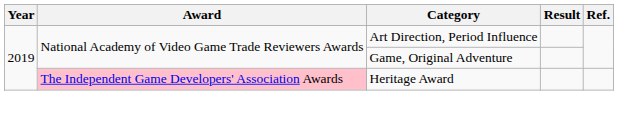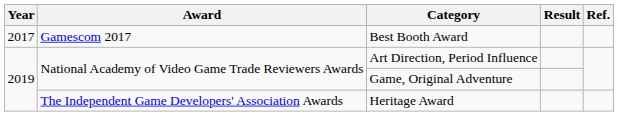+ row: (419, 36)
(192, 79) pink background -> (192, 100) no background
